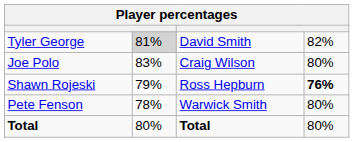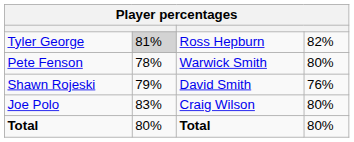(215, 42) David Smith -> (222, 42) Ross Hepburn
rows swapped: (33, 63) <-> (45, 105)
(222, 84) Ross Hepburn -> (215, 84) David Smith
(320, 84) bold -> (320, 84) normal
